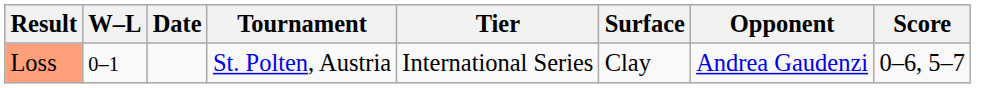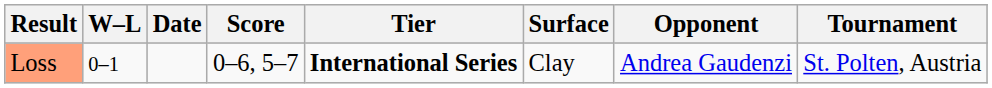columns swapped: (302, 23) <-> (922, 23)
(498, 62) normal -> (414, 62) bold
